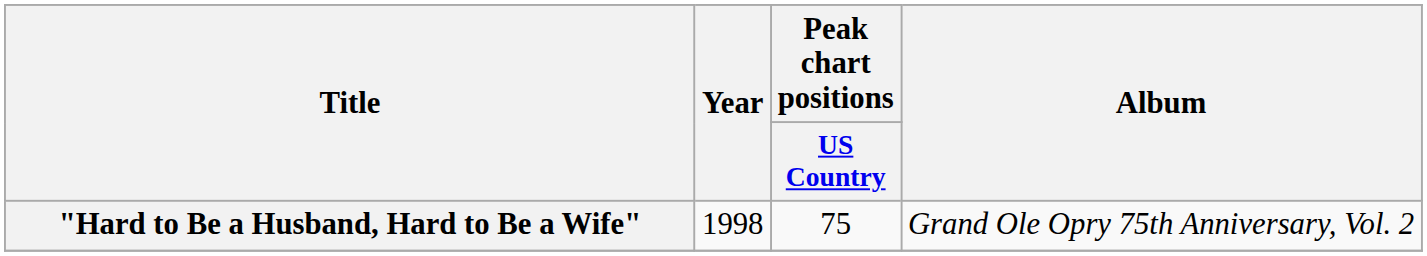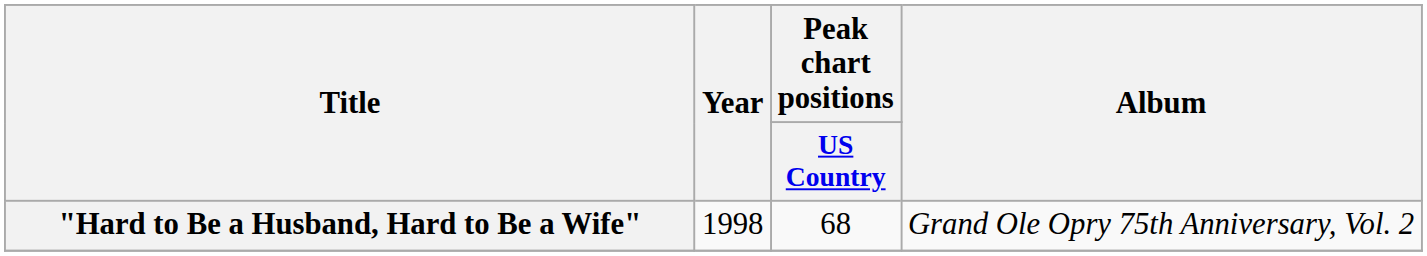(836, 224) 75 -> (836, 224) 68
